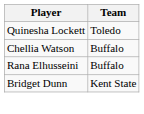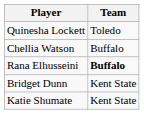(107, 65) normal -> (108, 65) bold
+ row: (40, 100)
